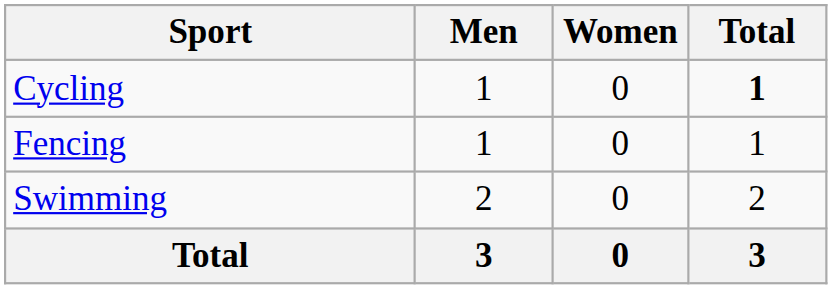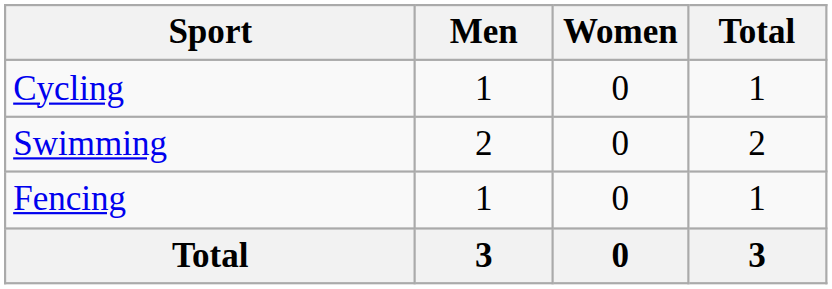(757, 87) bold -> (757, 87) normal
rows swapped: (70, 143) <-> (90, 198)
